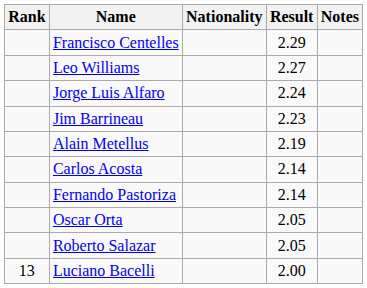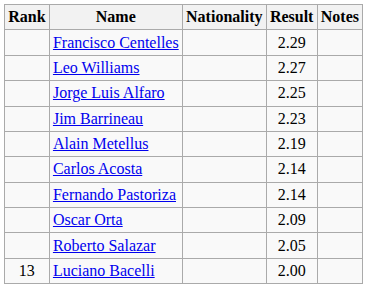(292, 93) 2.24 -> (292, 93) 2.25
(292, 220) 2.05 -> (292, 220) 2.09
